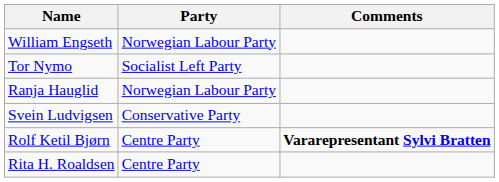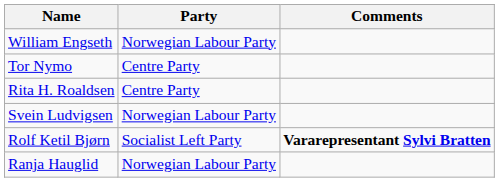(182, 66) Socialist Left Party -> (161, 66) Centre Party
rows swapped: (53, 90) <-> (61, 164)
(181, 115) Conservative Party -> (199, 115) Norwegian Labour Party
(161, 139) Centre Party -> (182, 139) Socialist Left Party
